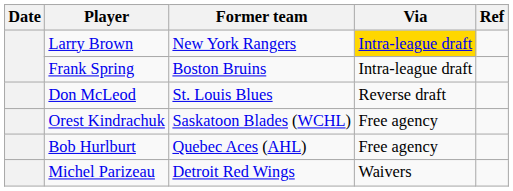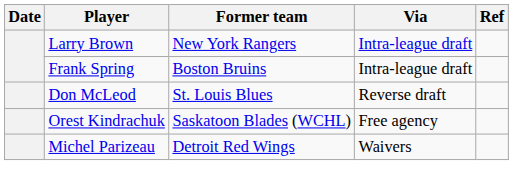(415, 43) gold background -> (415, 43) no background
- row: (92, 146)
